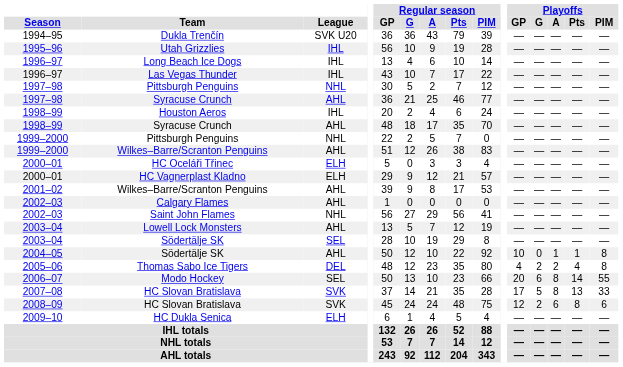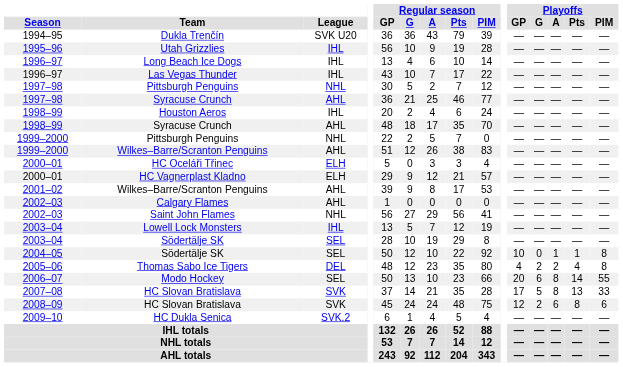(336, 228) AHL -> (336, 228) IHL
(336, 253) AHL -> (336, 253) SEL
(336, 317) ELH -> (336, 317) SVK.2
